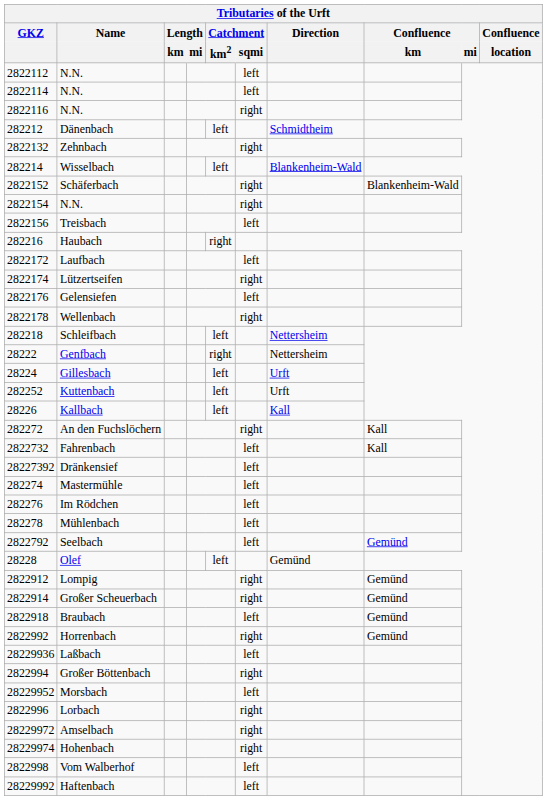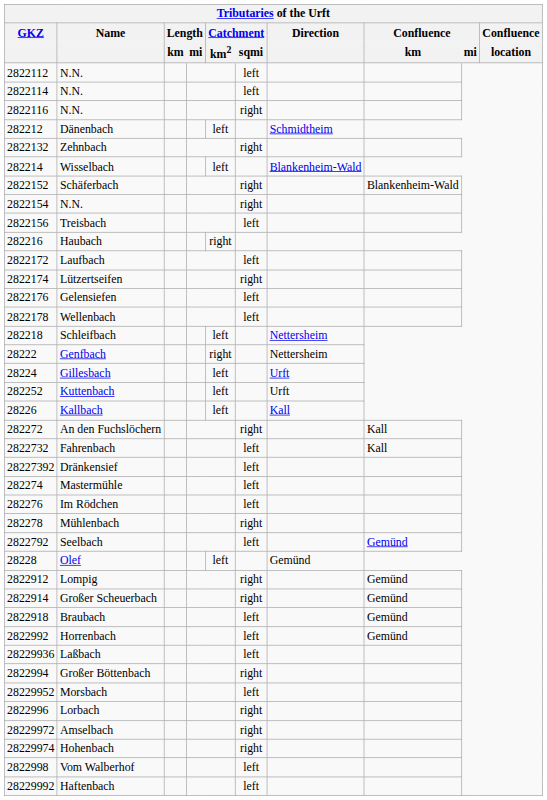(251, 316) right -> (251, 316) left
(251, 523) left -> (251, 523) right
(251, 636) right -> (251, 636) left
